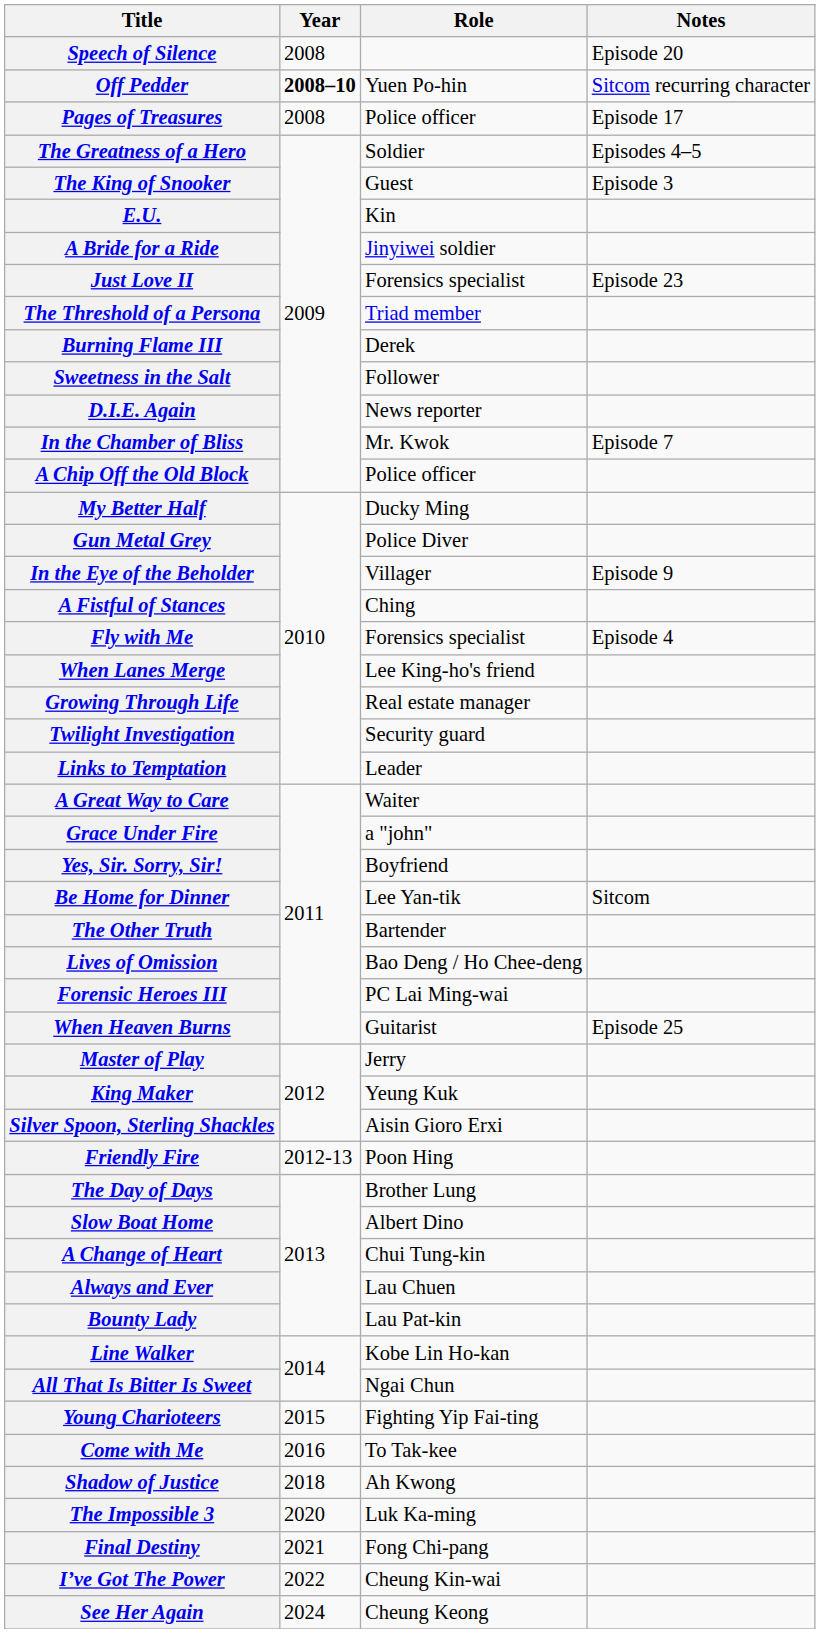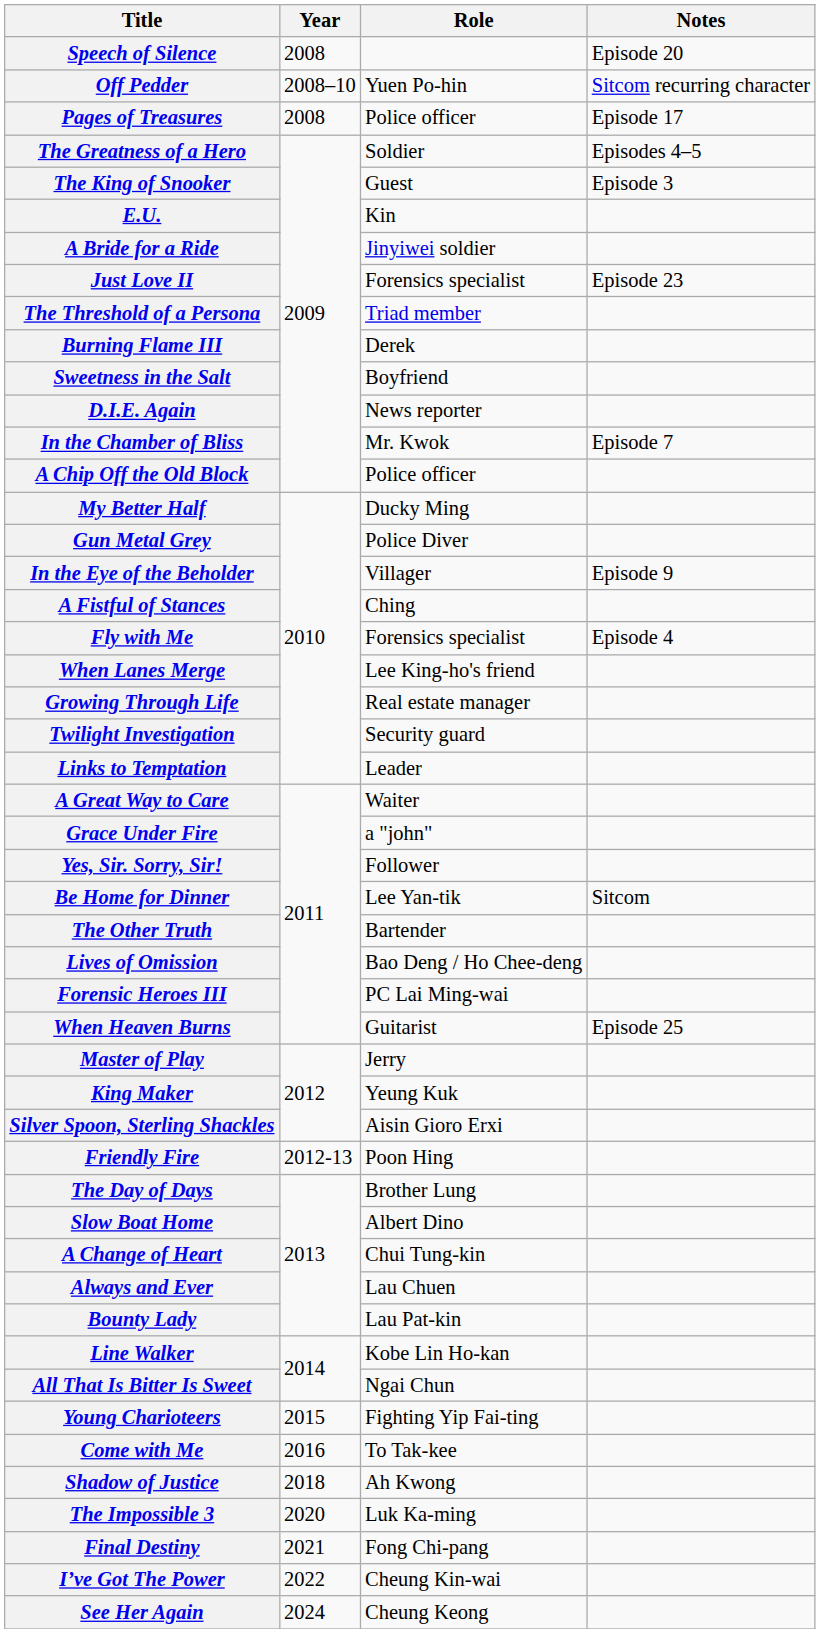(320, 85) bold -> (320, 85) normal
(402, 378) Follower -> (407, 378) Boyfriend
(407, 865) Boyfriend -> (402, 865) Follower
